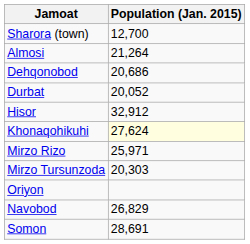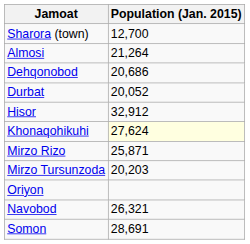(130, 151) 25,971 -> (130, 151) 25,871
(130, 170) 20,303 -> (130, 170) 20,203
(130, 209) 26,829 -> (130, 209) 26,321
